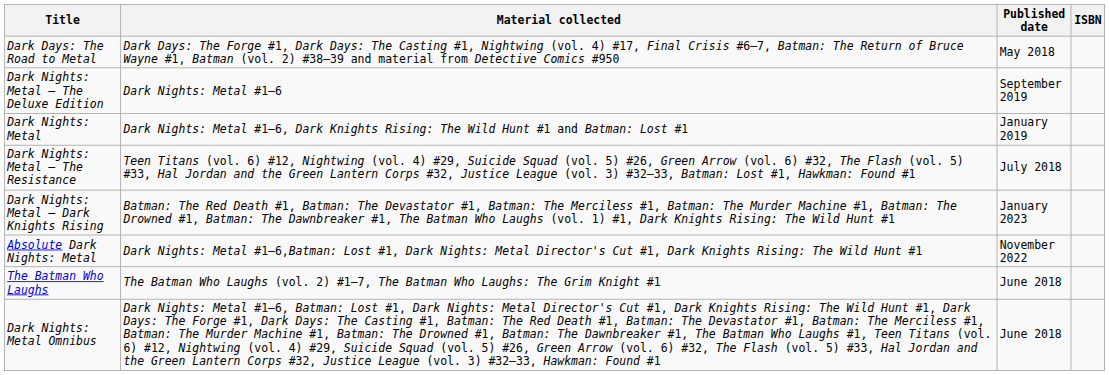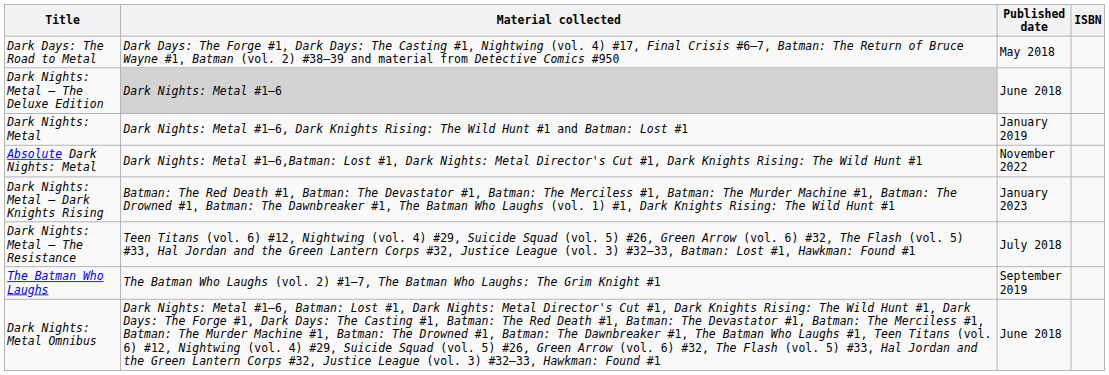(203, 91) no background -> (203, 91) lightgrey background
(1031, 91) September 2019 -> (1031, 91) June 2018
rows swapped: (52, 251) <-> (48, 168)
(1031, 283) June 2018 -> (1031, 283) September 2019
